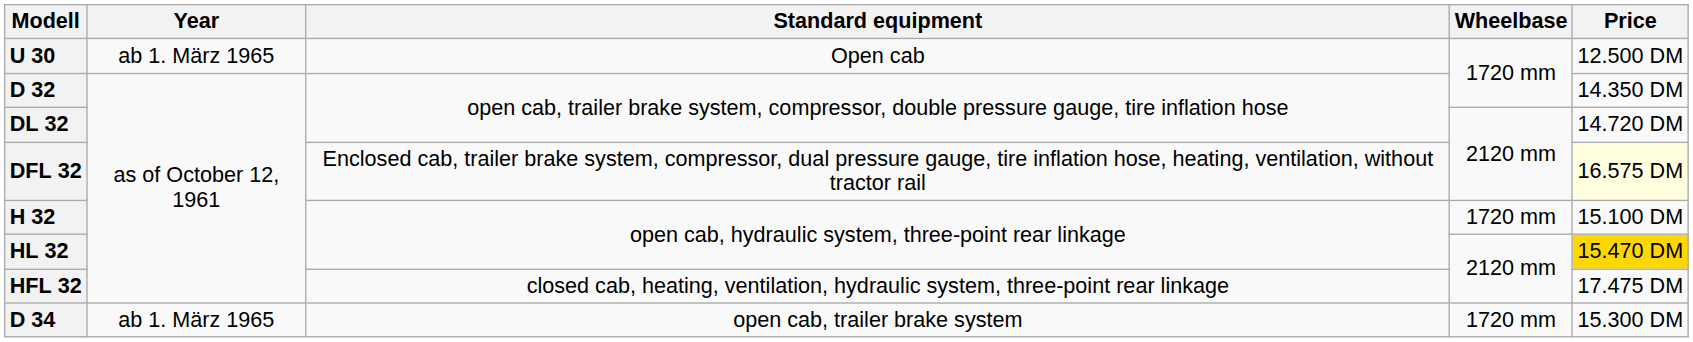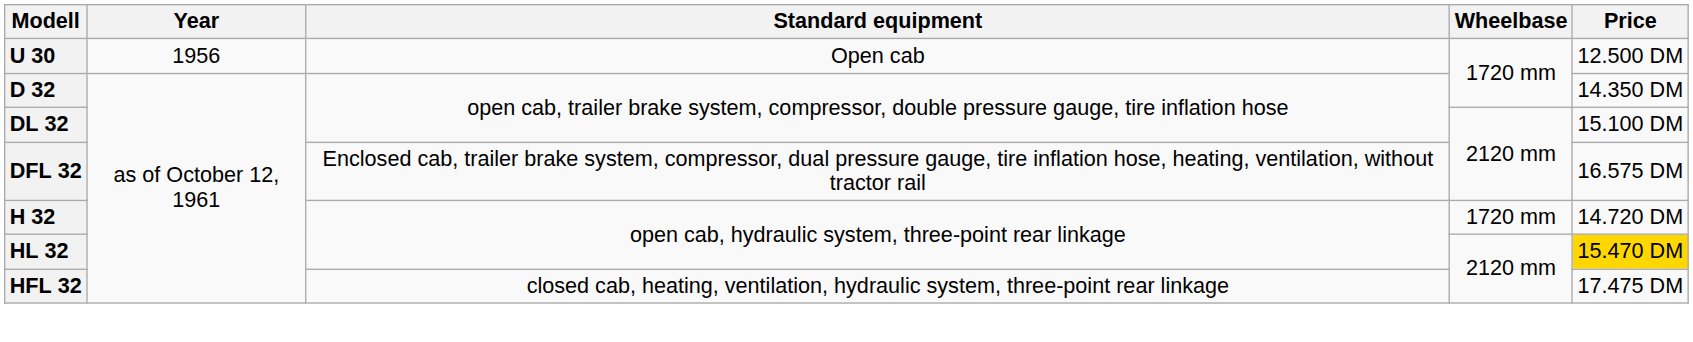(196, 55) ab 1. März 1965 -> (196, 55) 1956
(1630, 124) 14.720 DM -> (1630, 124) 15.100 DM
(1630, 170) lightyellow background -> (1630, 170) no background
(1630, 217) 15.100 DM -> (1630, 217) 14.720 DM
- row: (32, 319)
